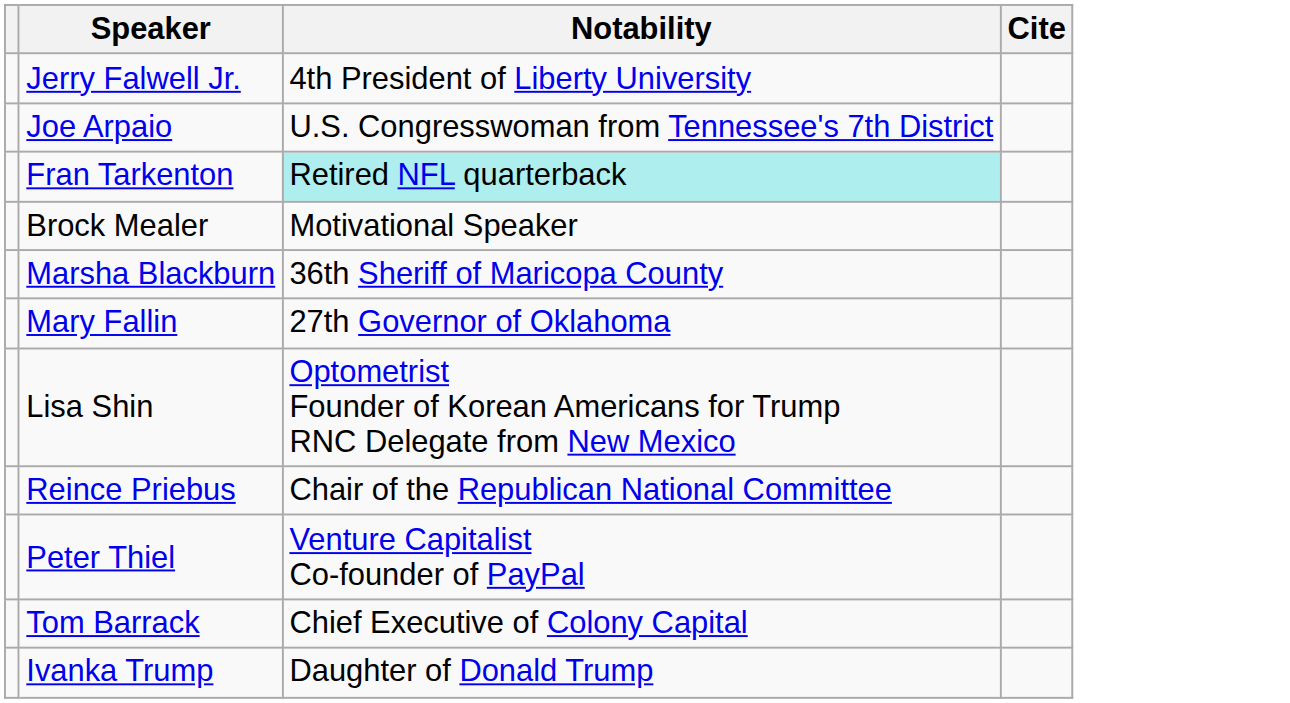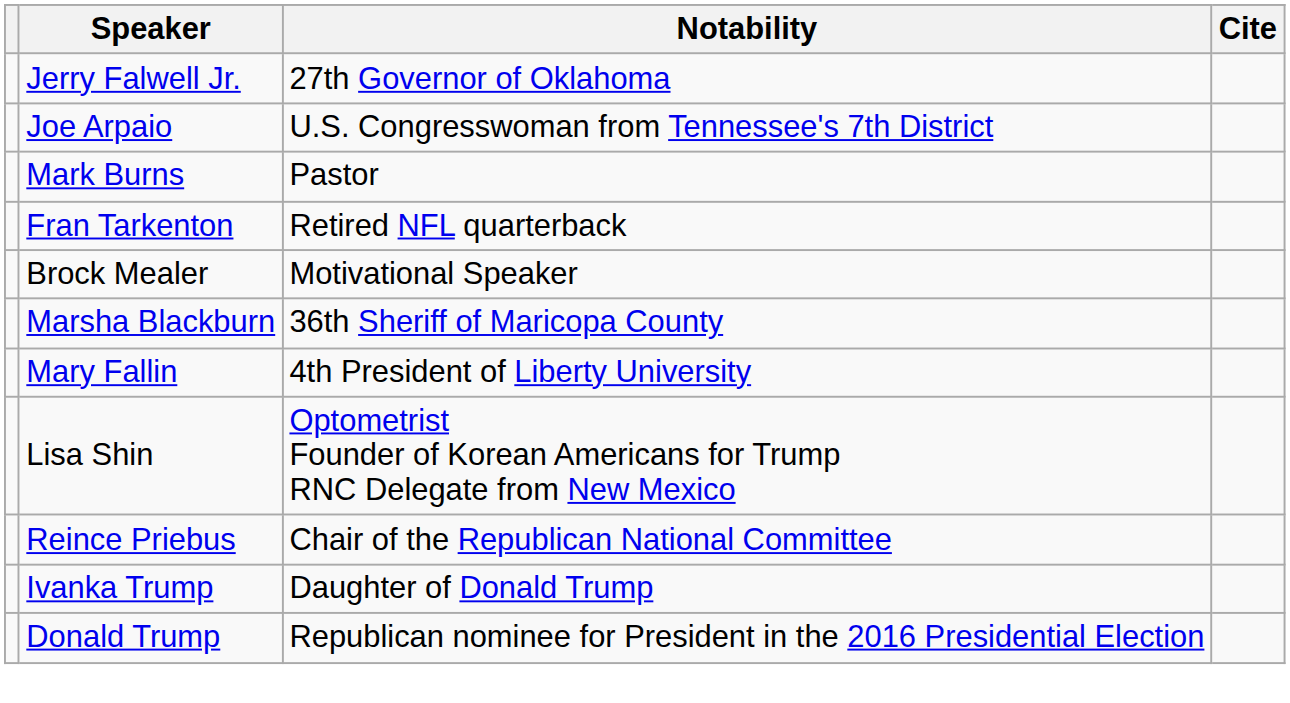(520, 77) 4th President of Liberty University -> (480, 77) 27th Governor of Oklahoma
+ row: (105, 175)
(458, 175) paleturquoise background -> (458, 224) no background
(480, 322) 27th Governor of Oklahoma -> (520, 371) 4th President of Liberty University
- row: (101, 556)
- row: (113, 622)
+ row: (123, 637)
